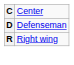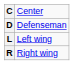+ row: (10, 39)
